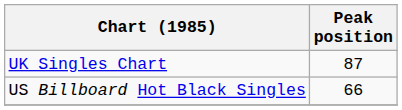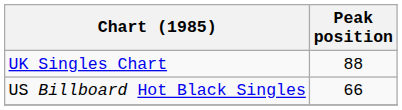(353, 64) 87 -> (353, 64) 88
